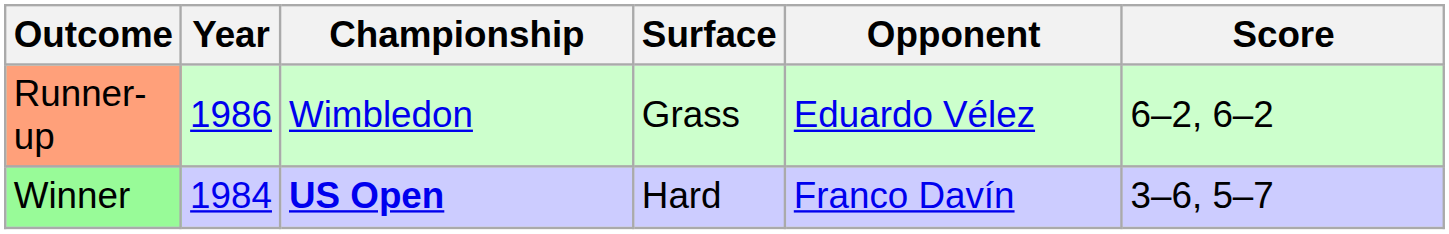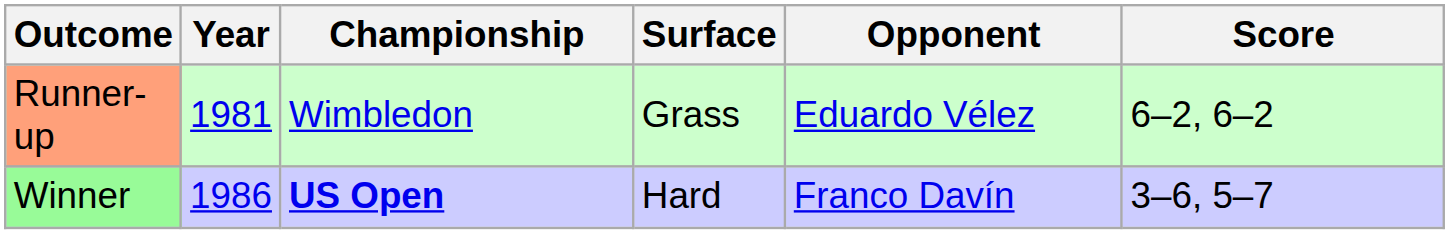(231, 114) 1986 -> (231, 114) 1981
(231, 195) 1984 -> (231, 195) 1986
